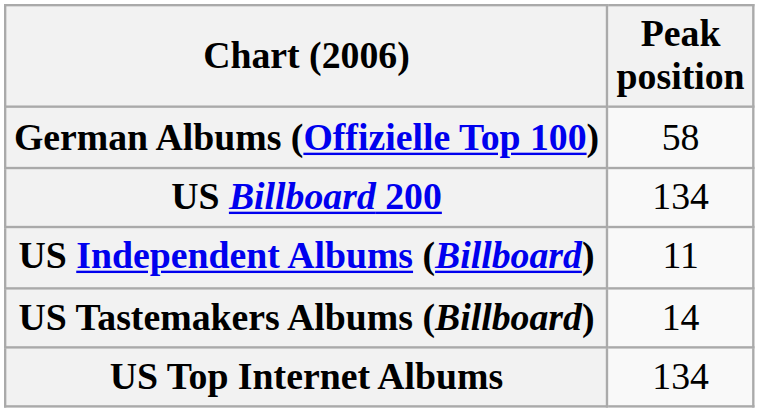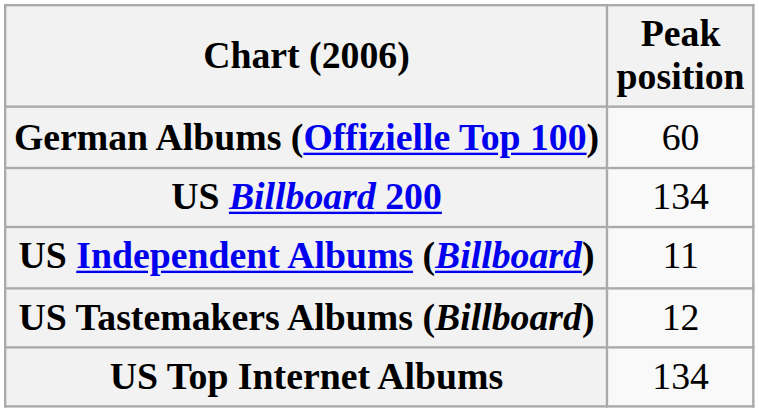(681, 136) 58 -> (681, 136) 60
(681, 316) 14 -> (681, 316) 12
